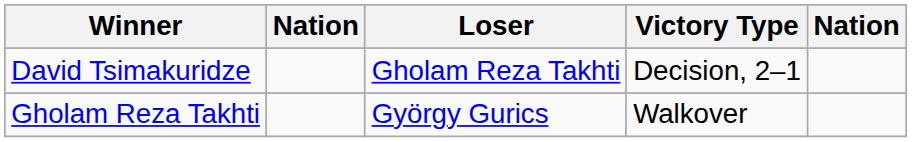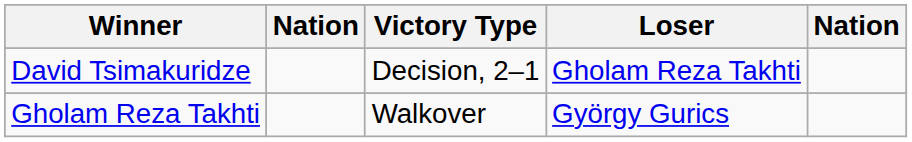columns swapped: (717, 26) <-> (496, 26)
